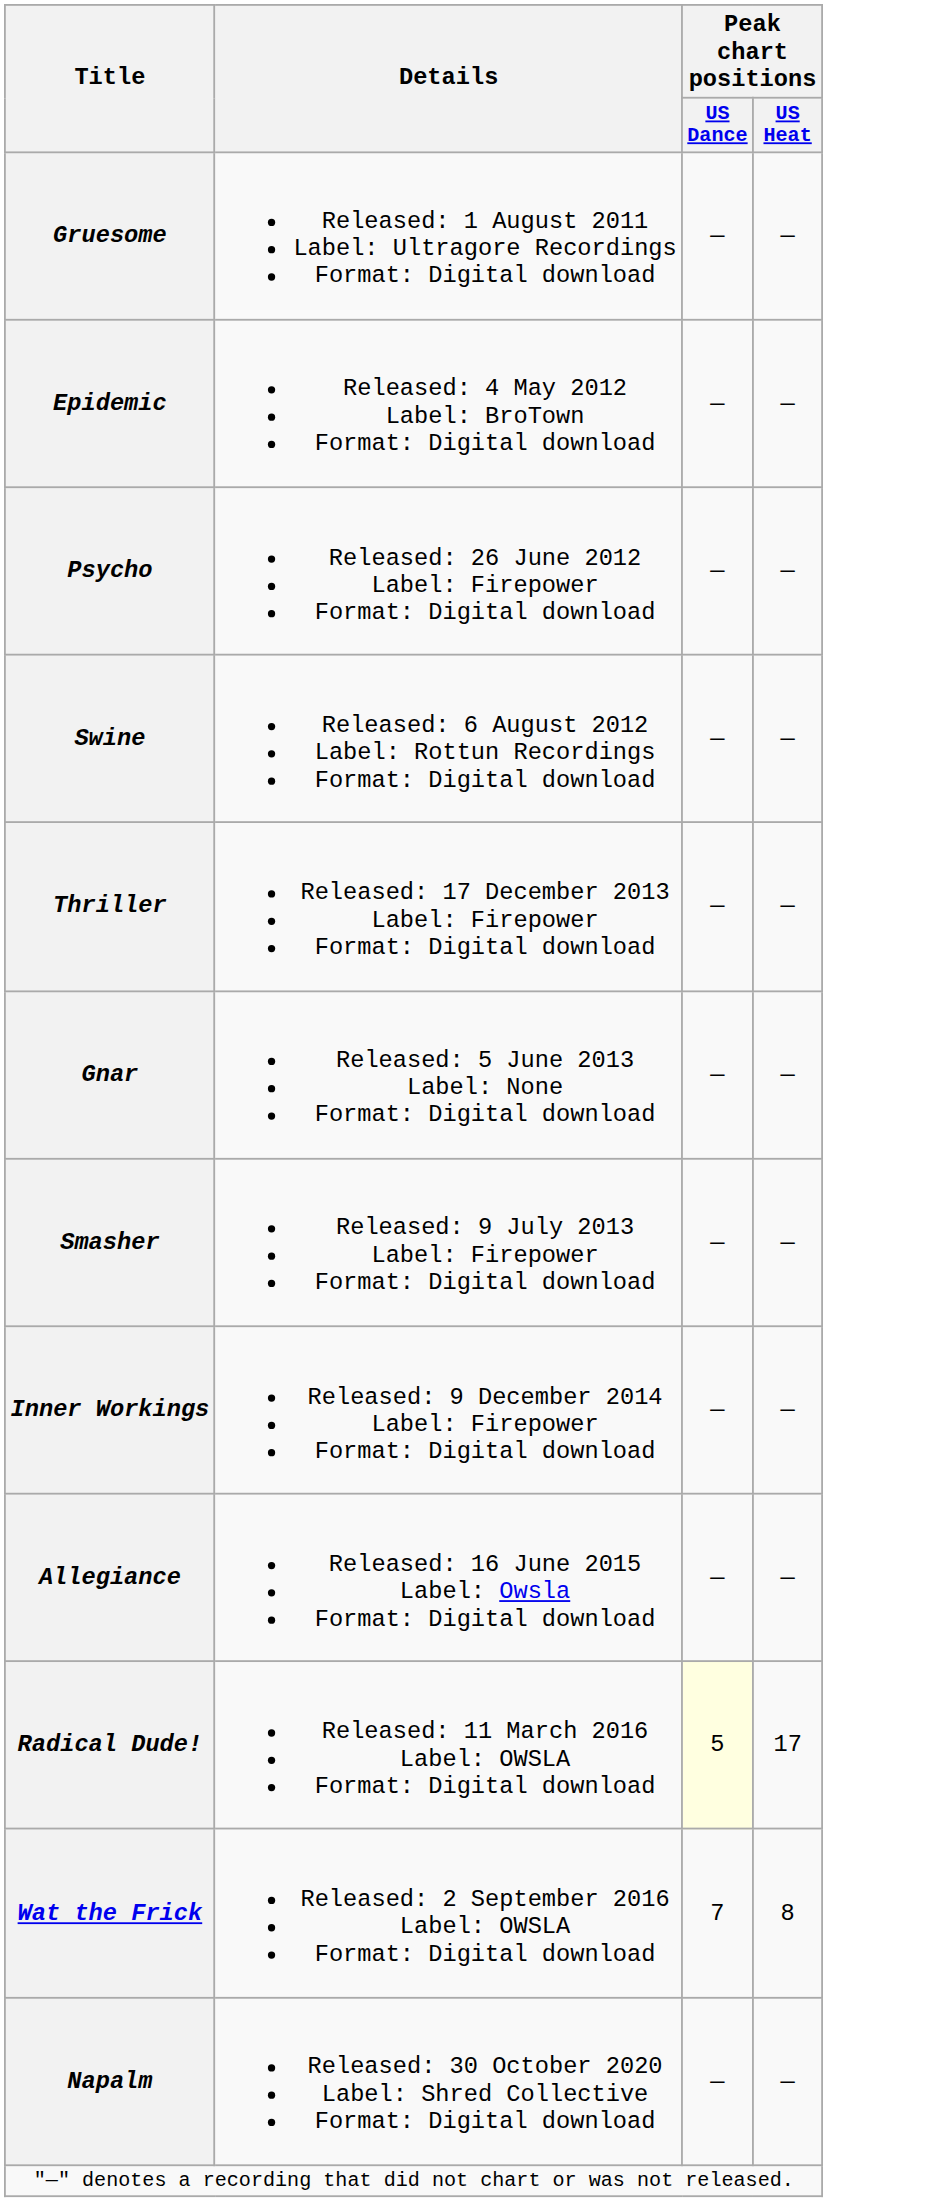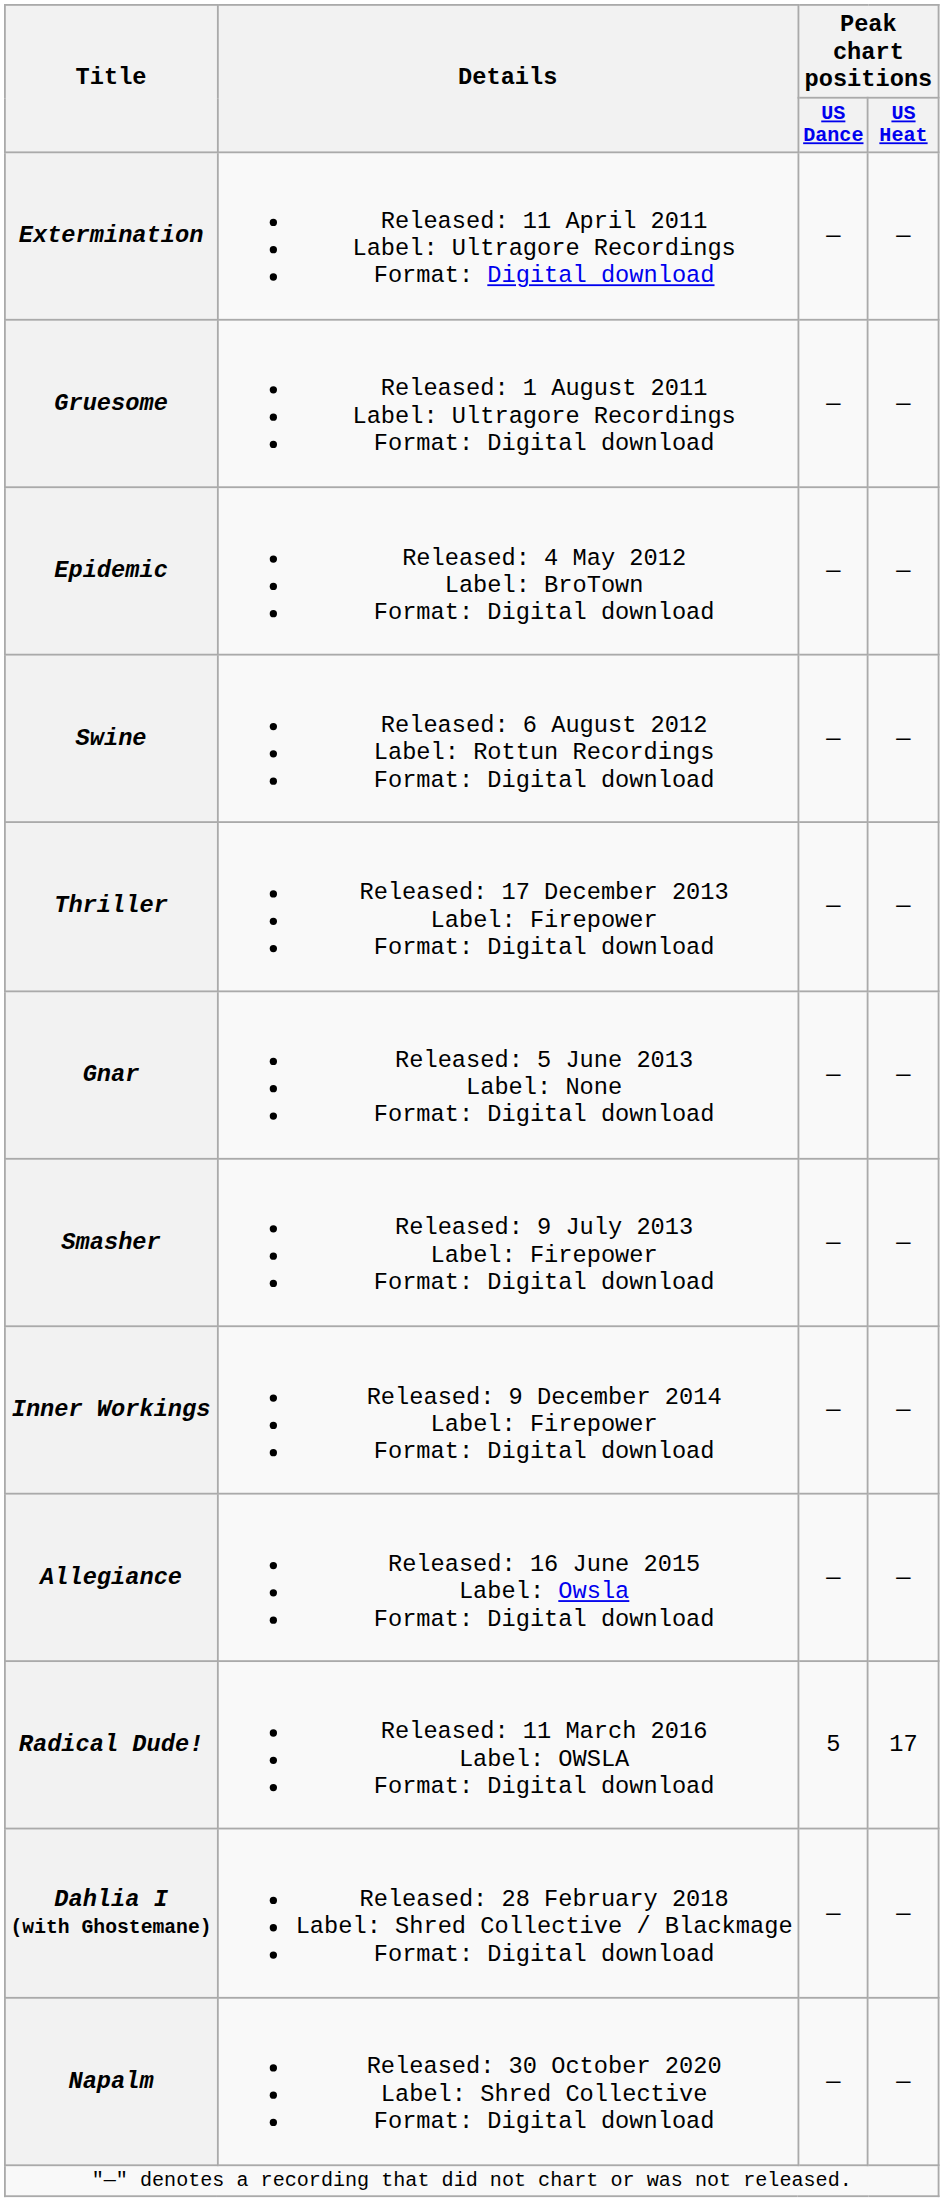+ row: (111, 235)
- row: (110, 571)
(717, 1746) lightyellow background -> (833, 1746) no background
- row: (110, 1913)
+ row: (111, 1912)
